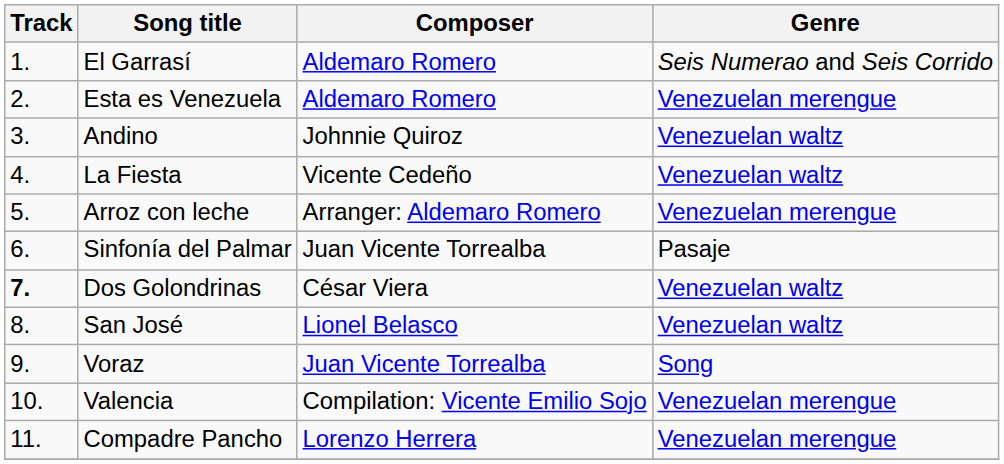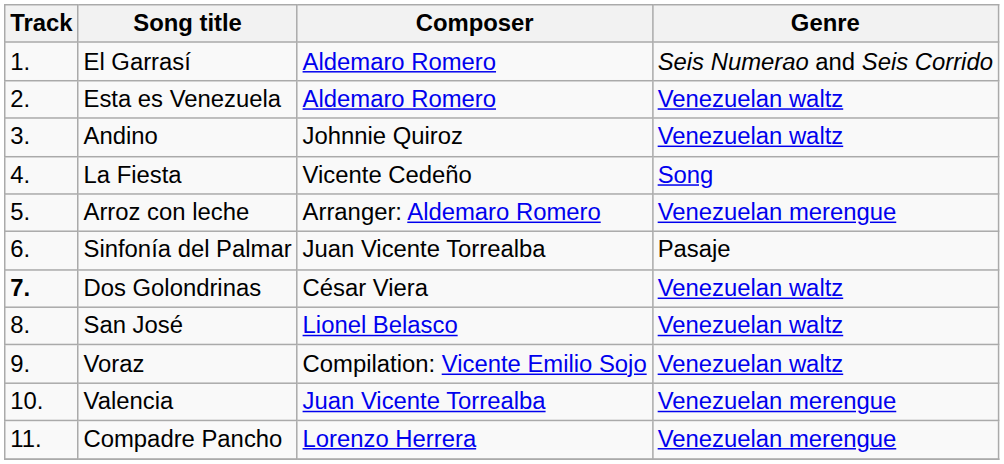(777, 99) Venezuelan merengue -> (750, 99) Venezuelan waltz
(750, 174) Venezuelan waltz -> (686, 174) Song
(424, 363) Juan Vicente Torrealba -> (475, 363) Compilation: Vicente Emilio Sojo
(686, 363) Song -> (750, 363) Venezuelan waltz
(475, 401) Compilation: Vicente Emilio Sojo -> (424, 401) Juan Vicente Torrealba
